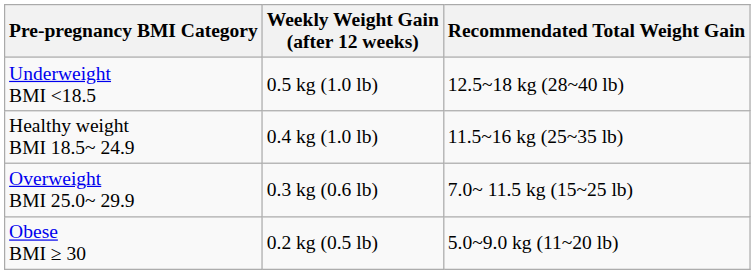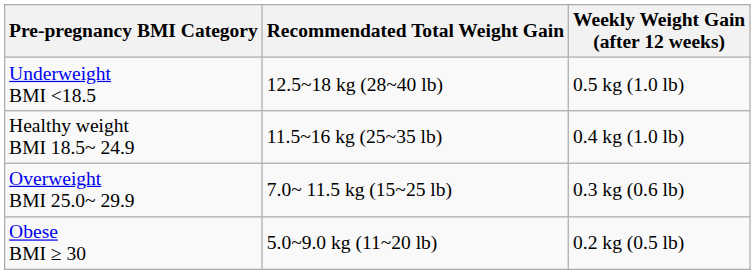columns swapped: (597, 30) <-> (353, 30)
